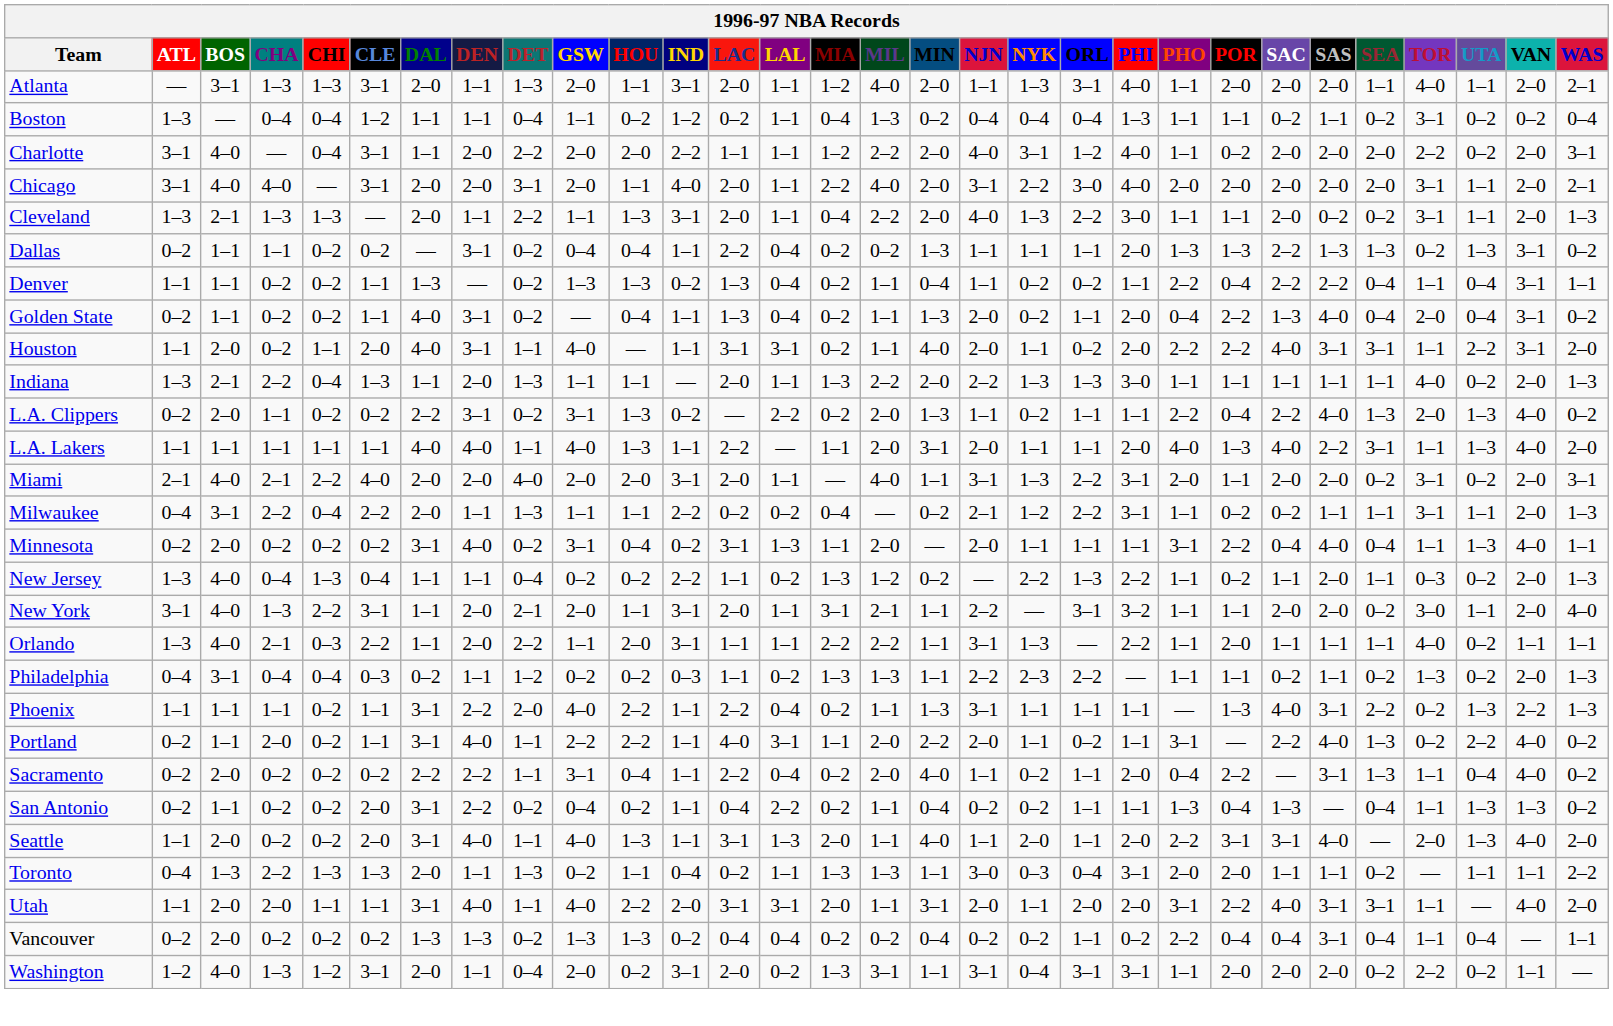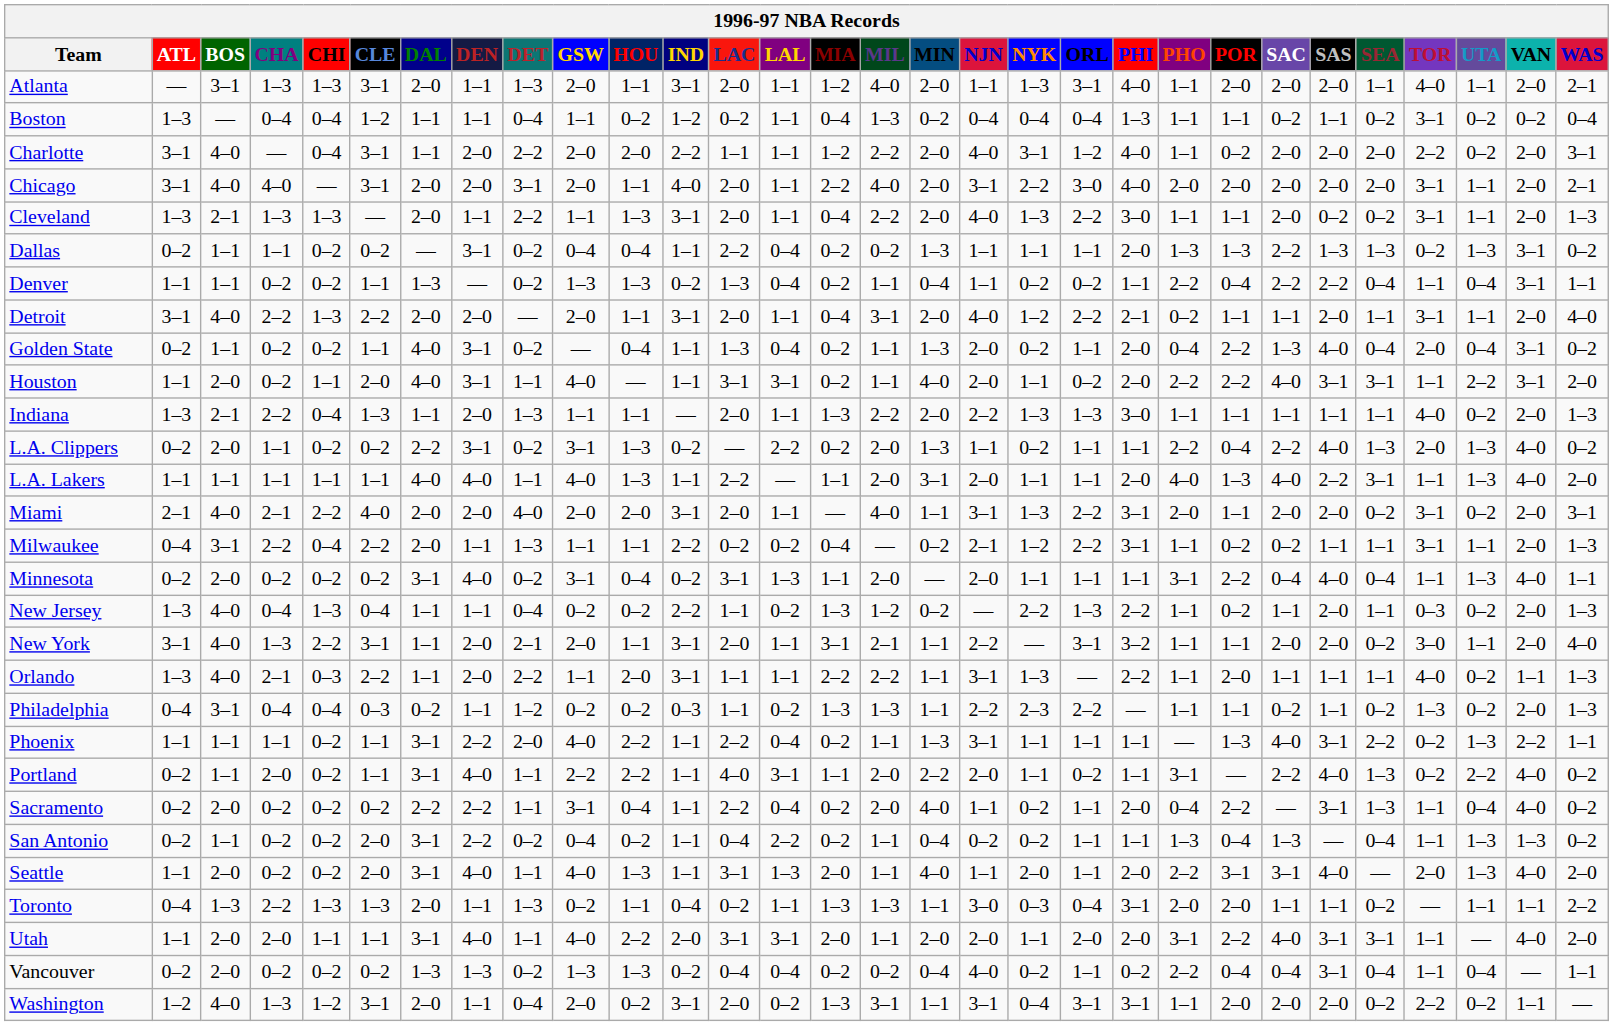+ row: (37, 316)
(1582, 644) 1–1 -> (1582, 676) 1–3
(1582, 709) 1–3 -> (1582, 742) 1–1
(934, 906) 3–1 -> (934, 938) 2–0
(983, 938) 0–2 -> (983, 971) 4–0
